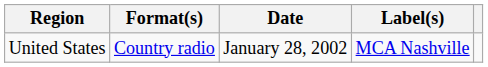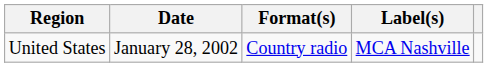columns swapped: (285, 18) <-> (164, 18)
